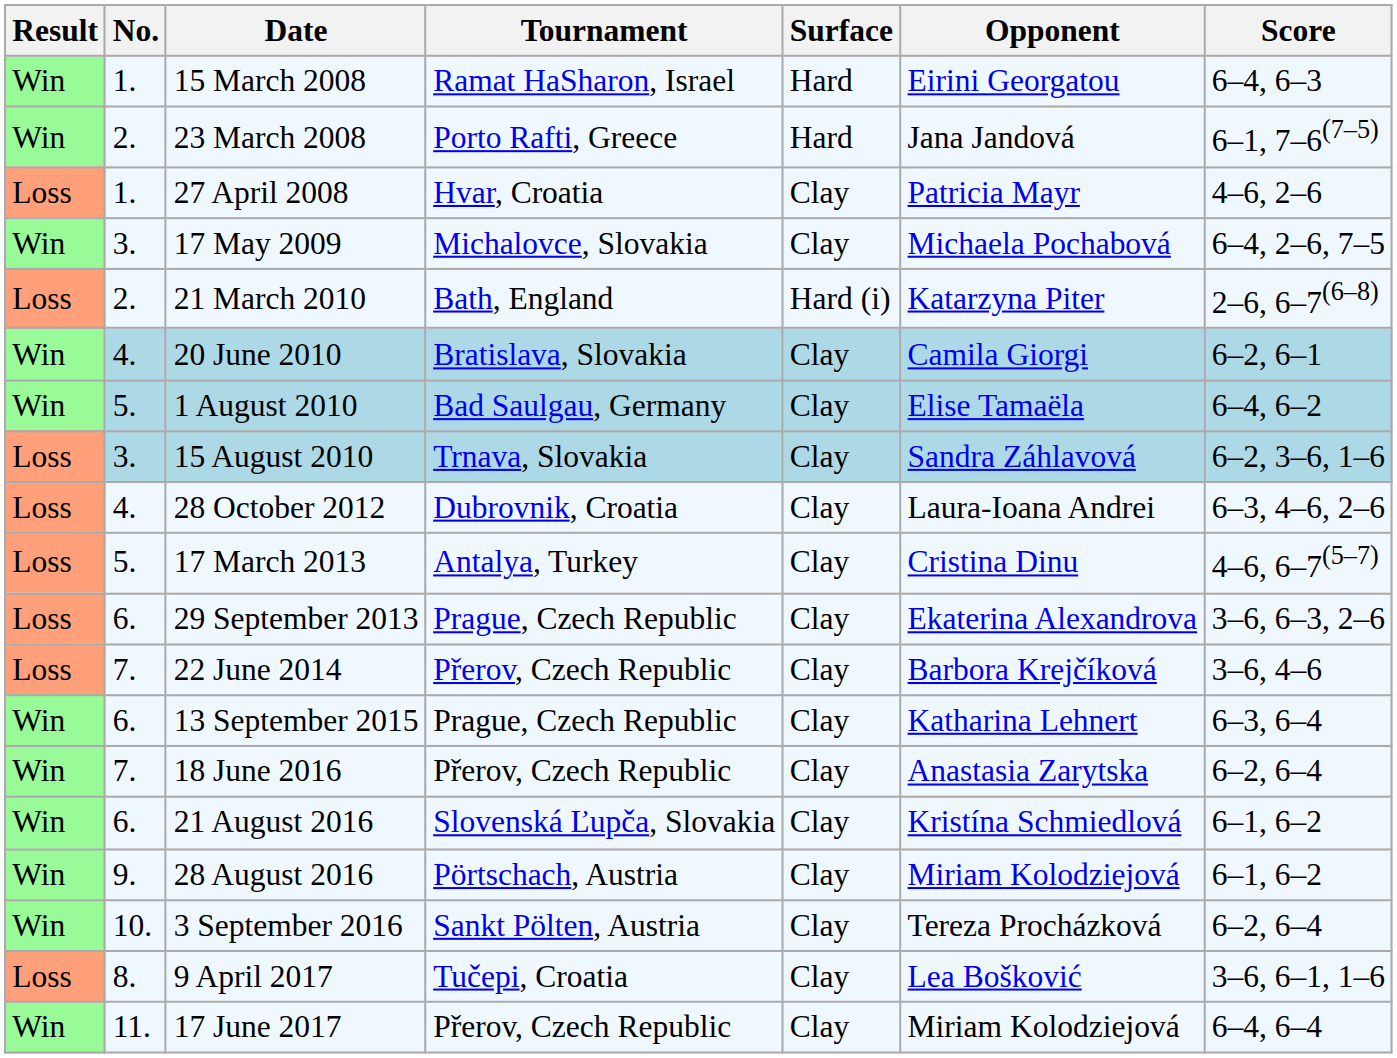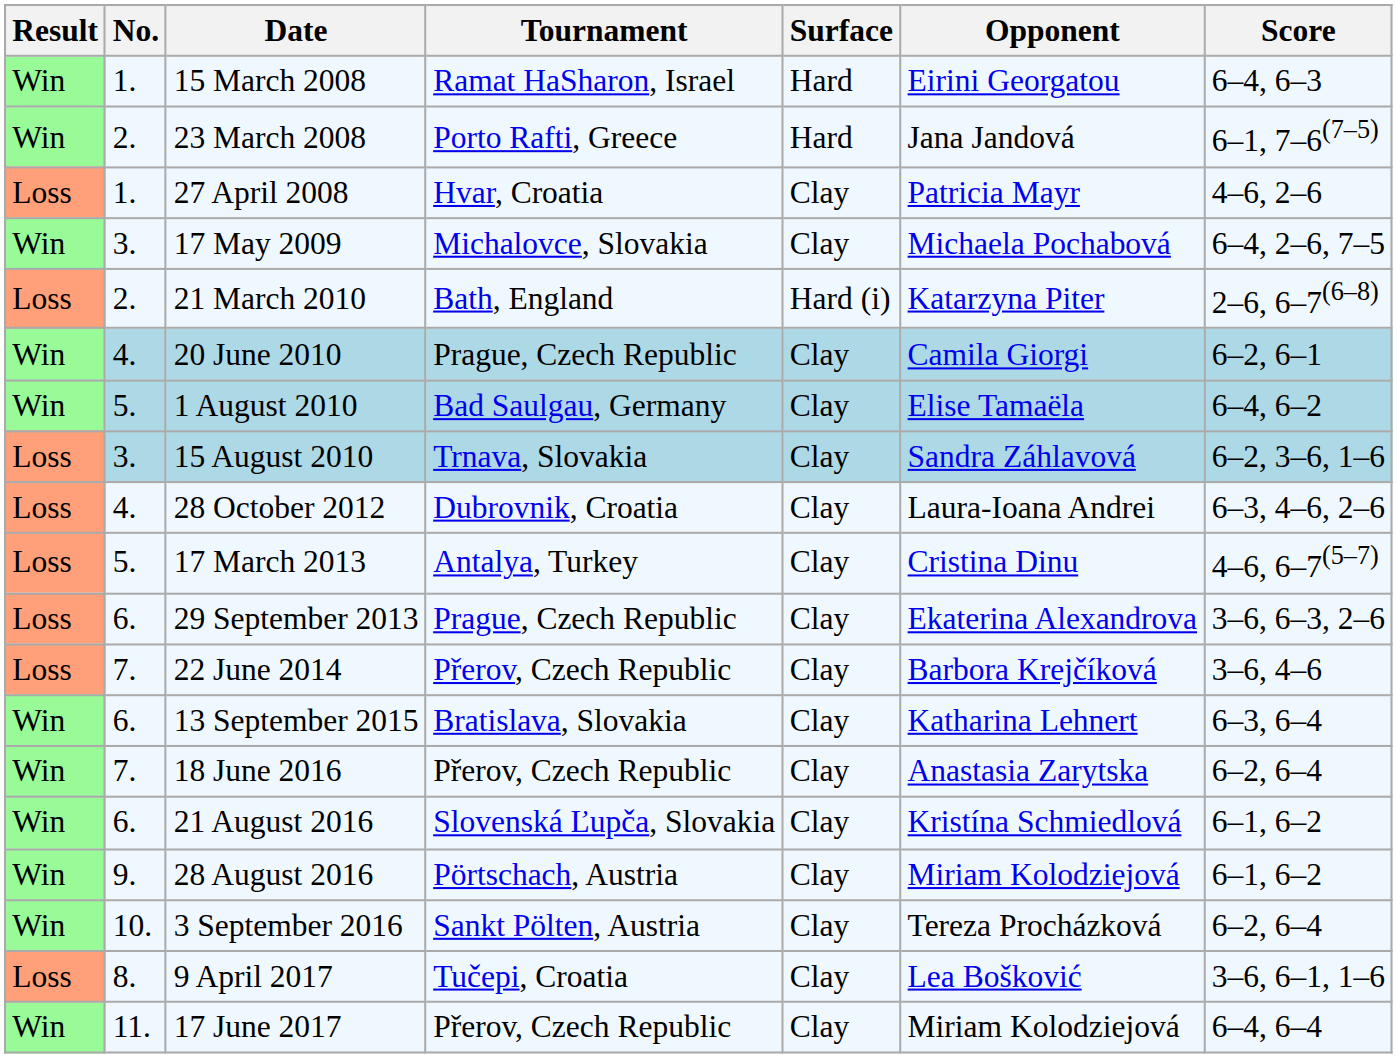(560, 353) Bratislava, Slovakia -> (585, 353) Prague, Czech Republic
(585, 719) Prague, Czech Republic -> (560, 719) Bratislava, Slovakia
